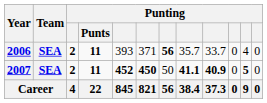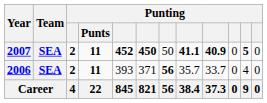rows swapped: (19, 51) <-> (19, 70)
